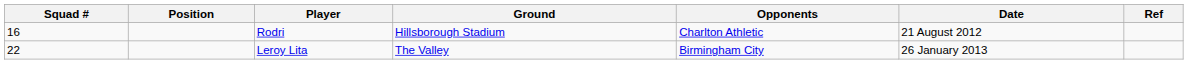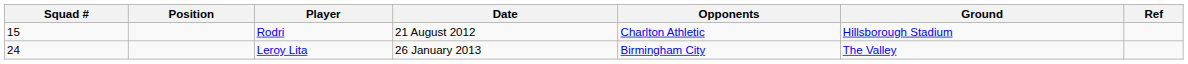columns swapped: (1011, 14) <-> (534, 14)
(13, 32) 16 -> (13, 32) 15
(13, 50) 22 -> (13, 50) 24
